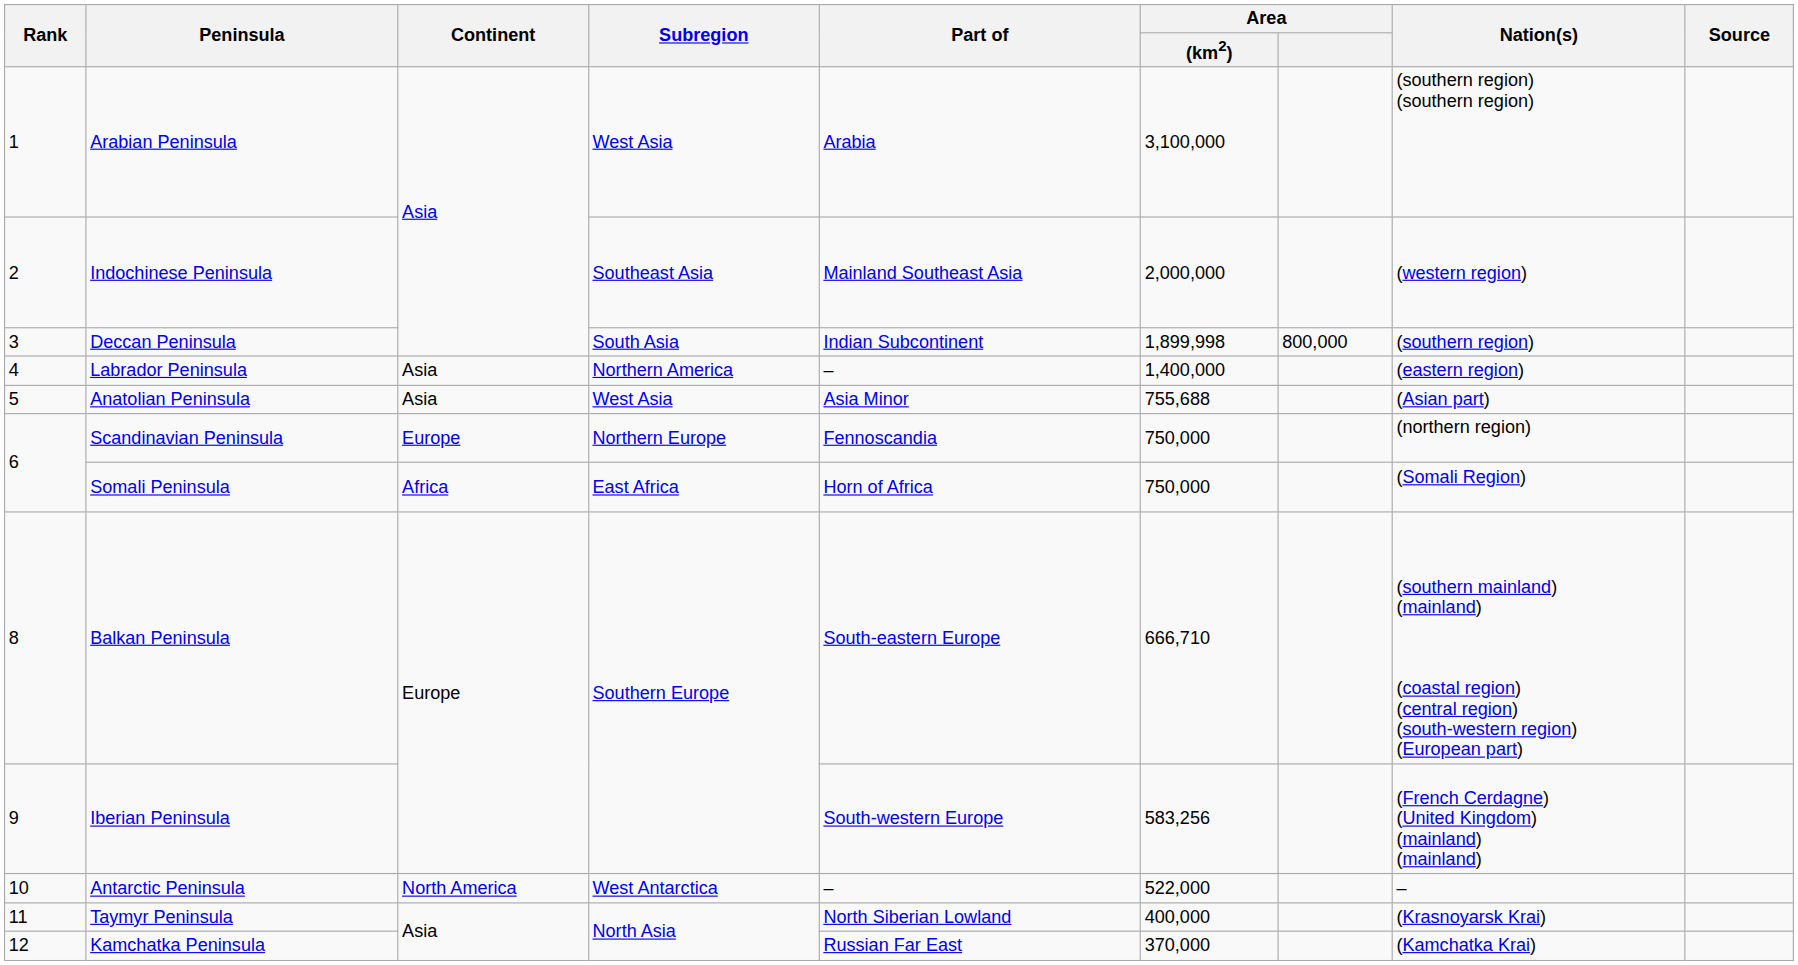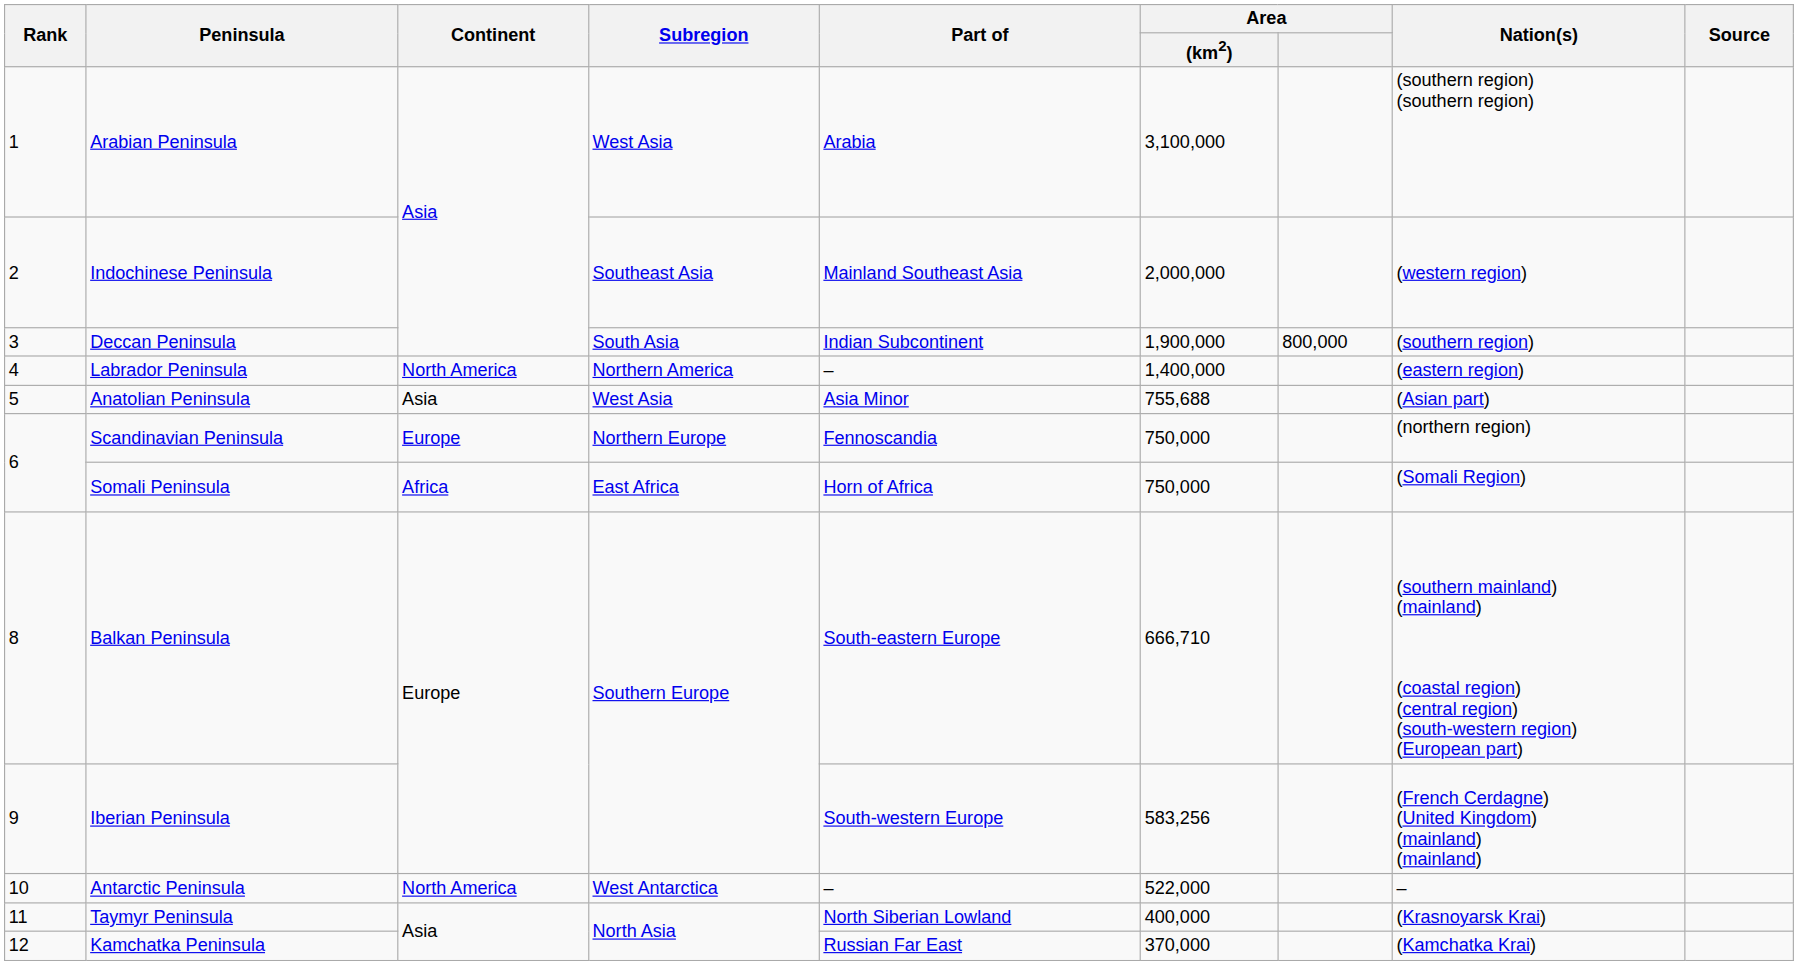(1185, 341) 1,899,998 -> (1185, 341) 1,900,000
(420, 370) Asia -> (459, 370) North America
